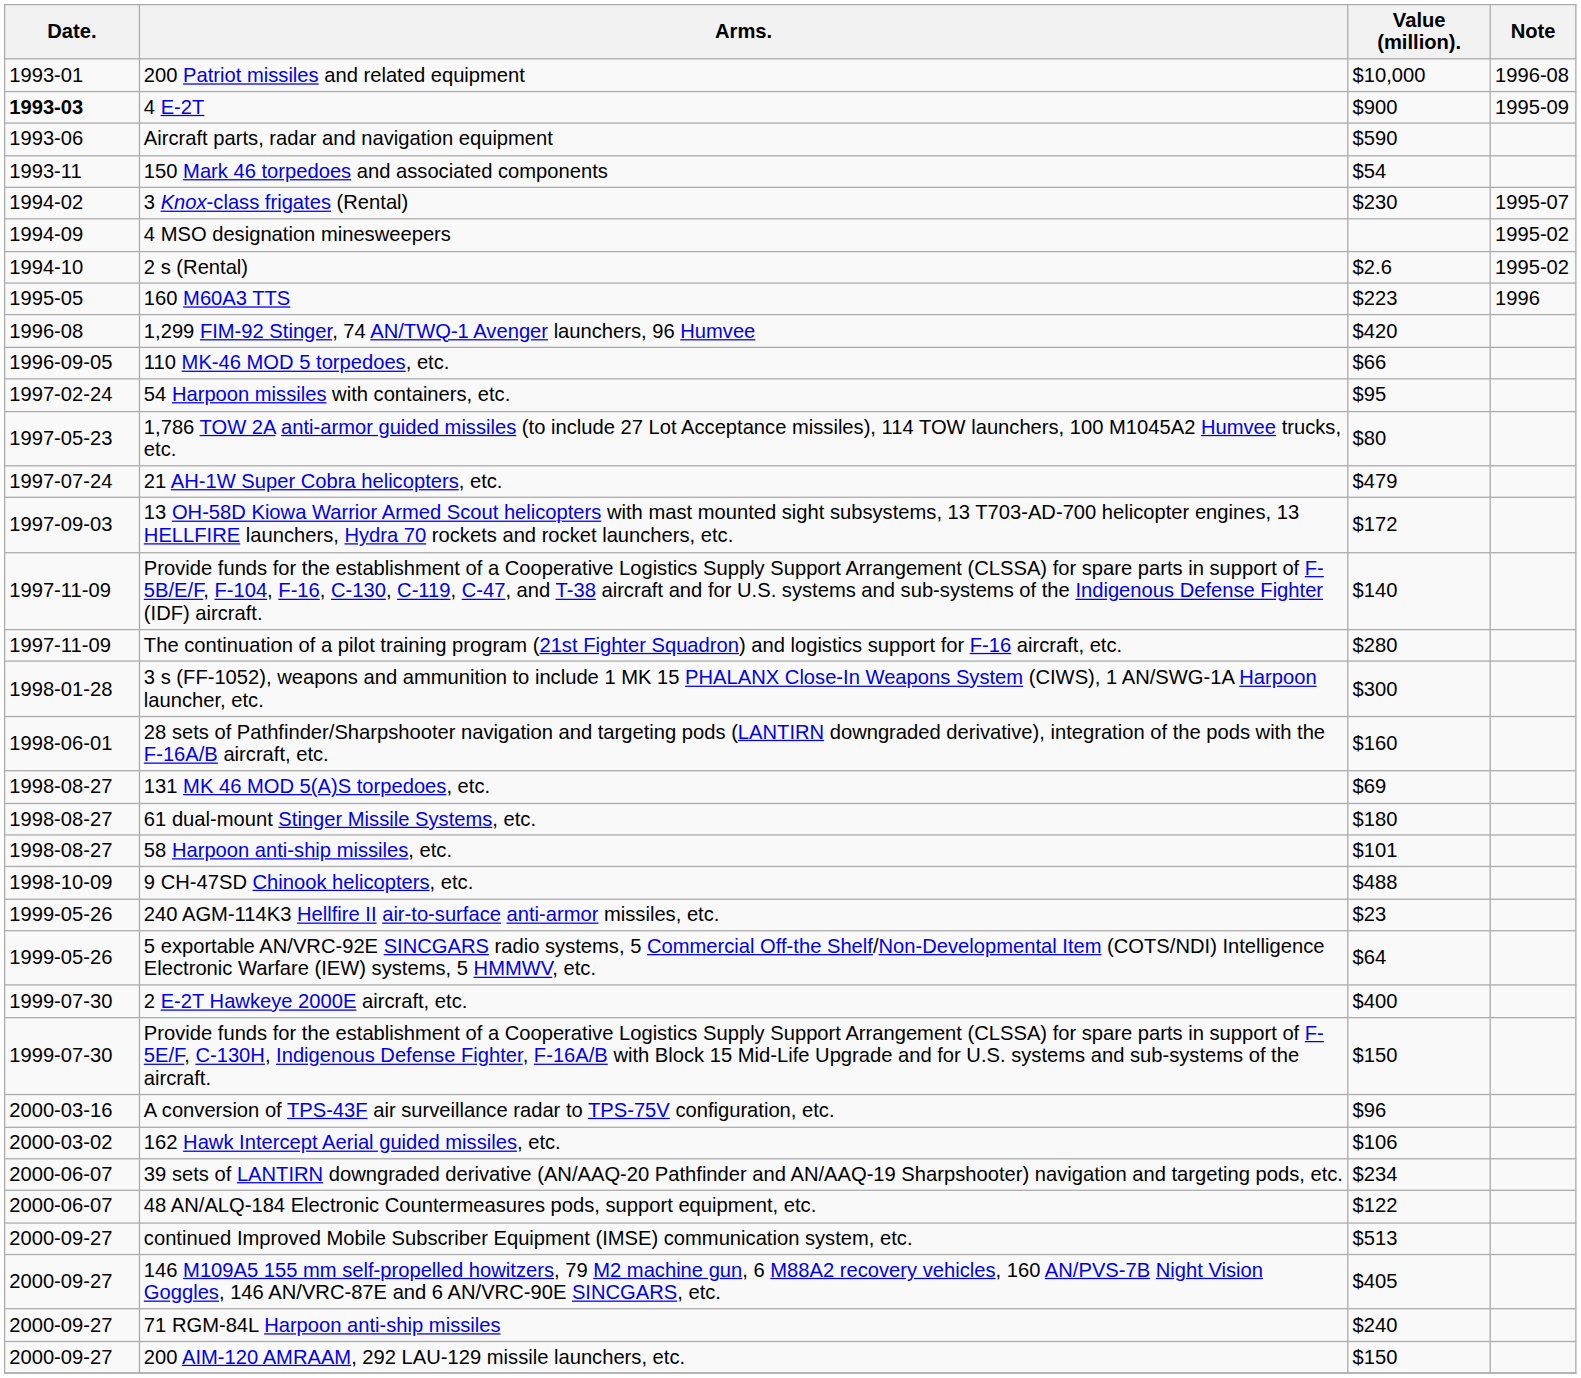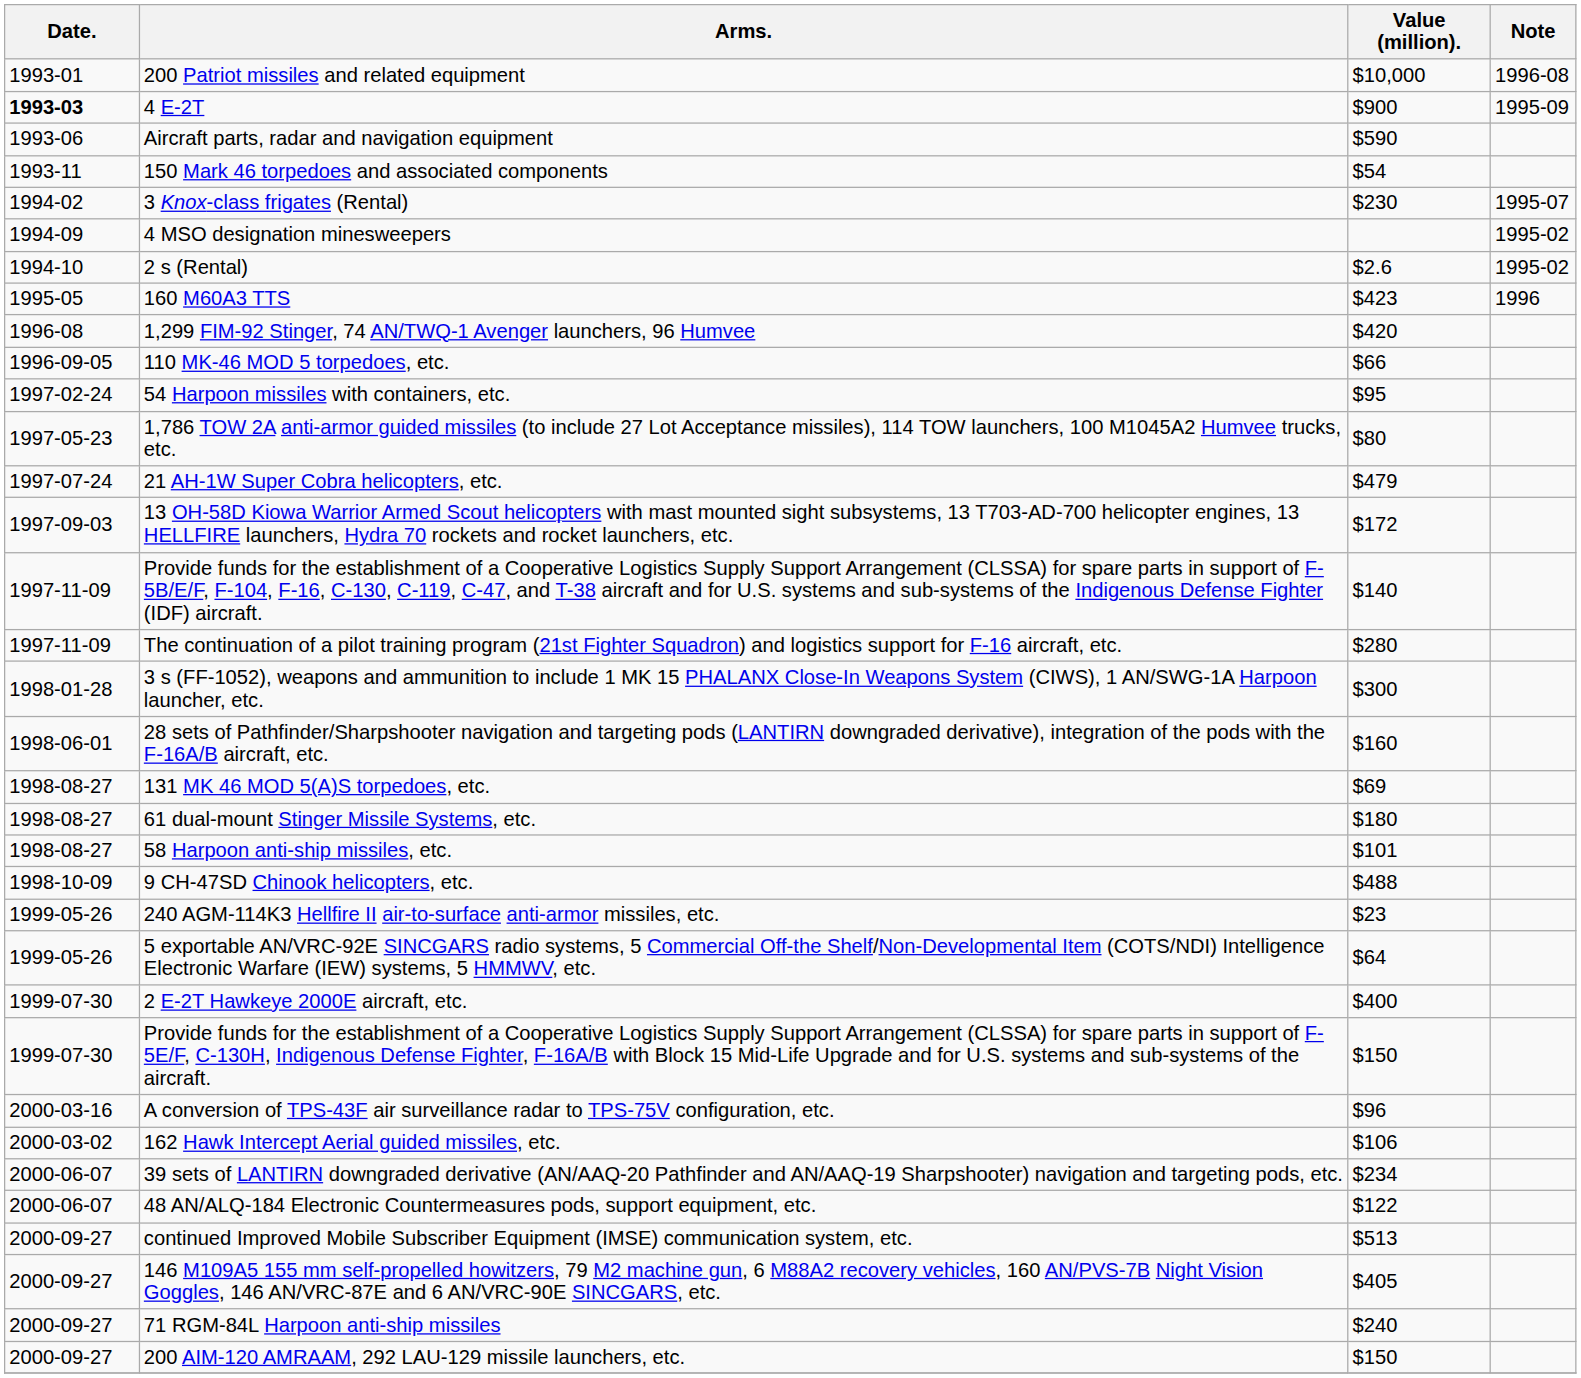(1375, 298) $223 -> (1375, 298) $423
